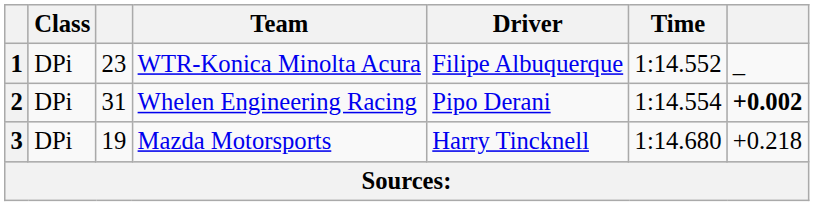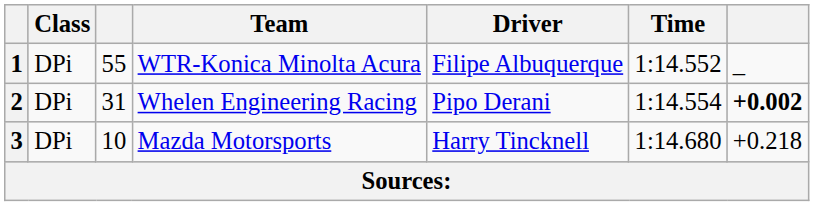(114, 63) 23 -> (114, 63) 55
(114, 141) 19 -> (114, 141) 10
